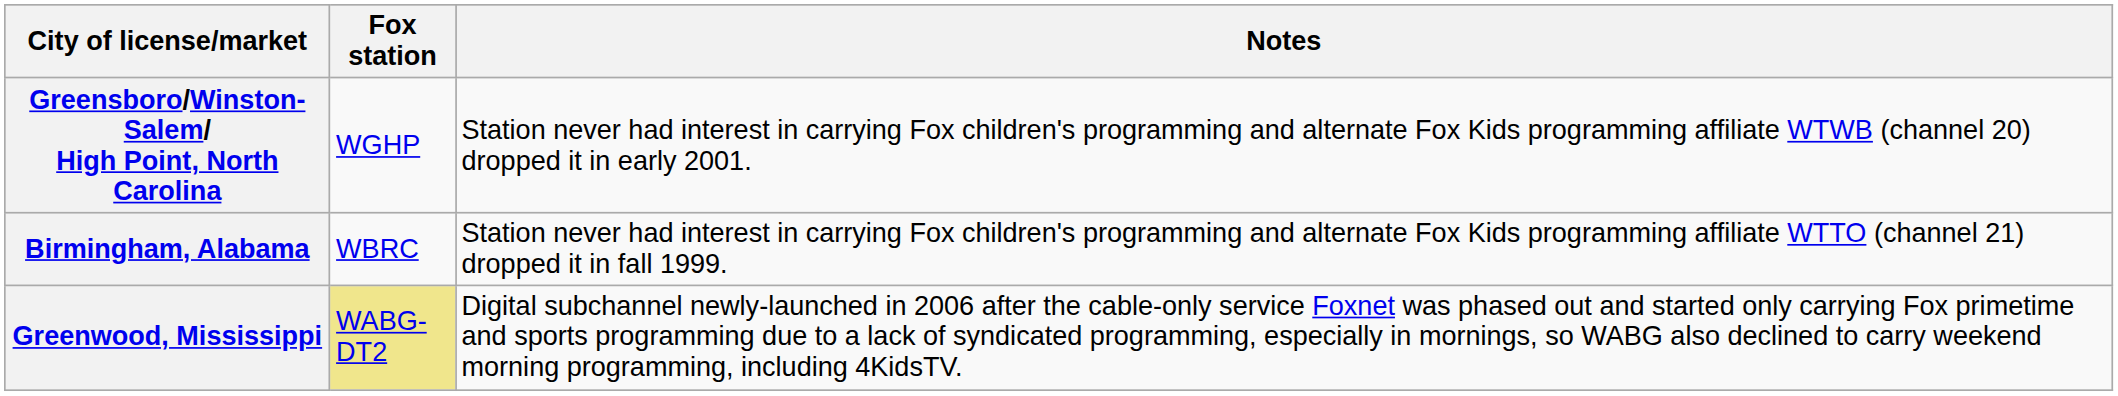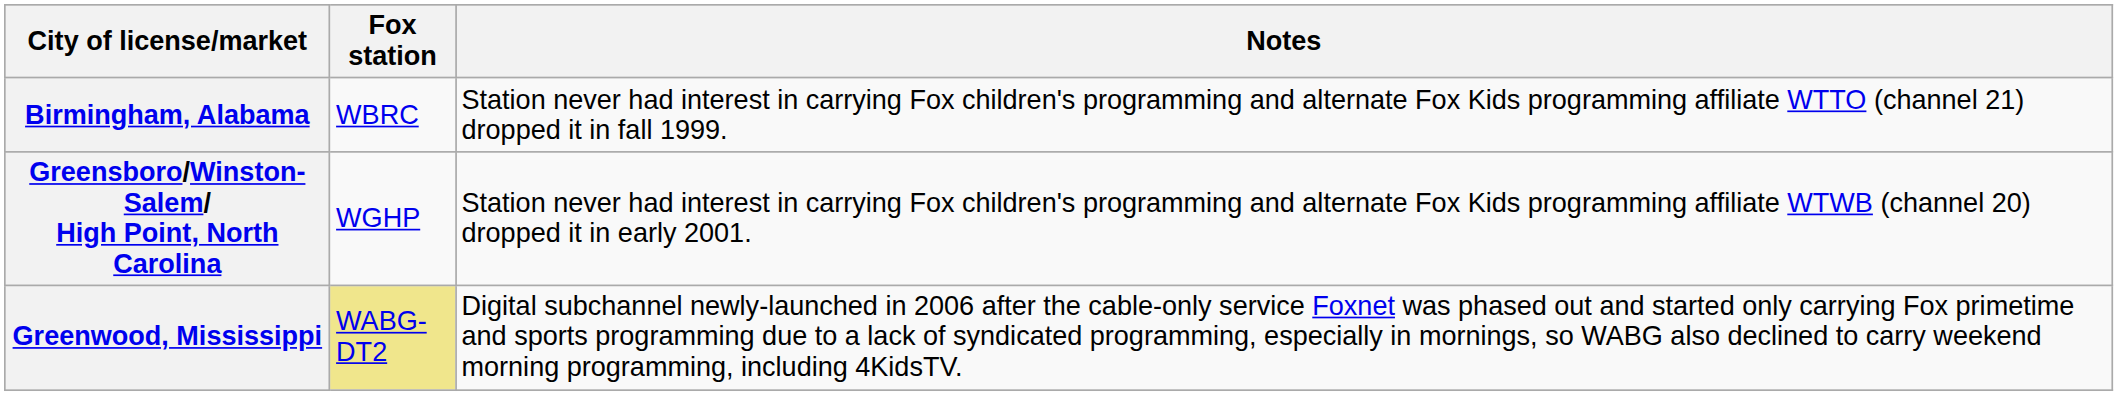rows swapped: (167, 248) <-> (167, 144)
